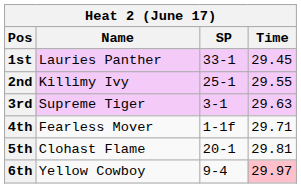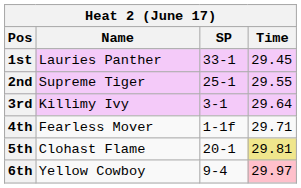(84, 82) Killimy Ivy -> (92, 82) Supreme Tiger
(92, 105) Supreme Tiger -> (84, 105) Killimy Ivy
(272, 105) 29.63 -> (272, 105) 29.64
(272, 149) no background -> (272, 149) khaki background
